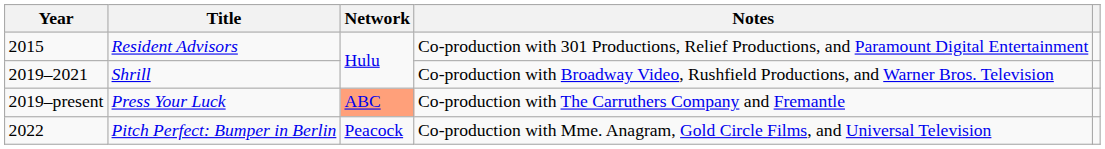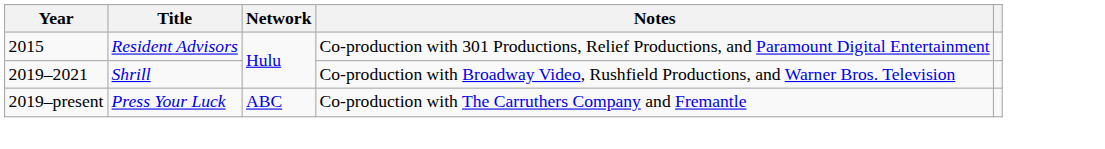(363, 102) lightsalmon background -> (264, 102) no background
- row: (224, 130)
